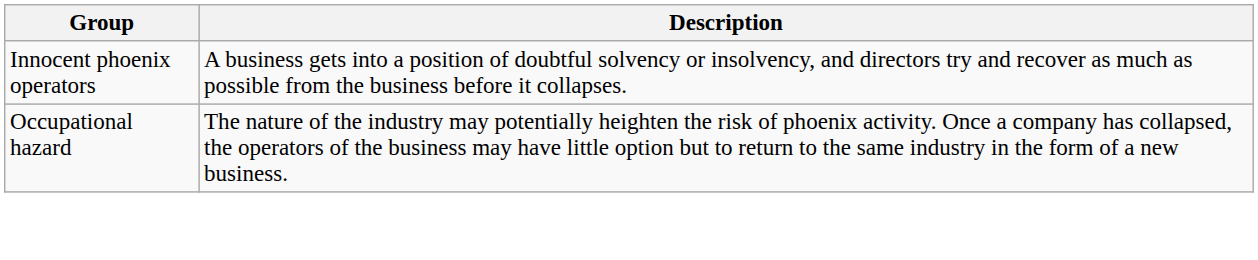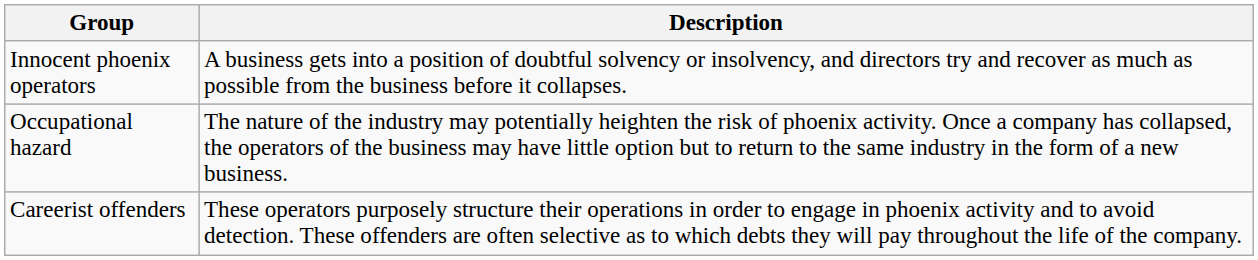+ row: (98, 210)
